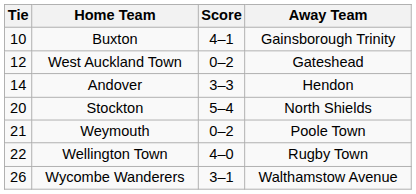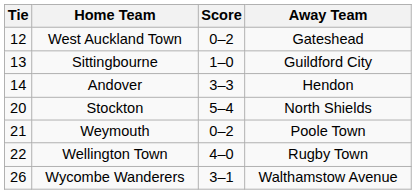- row: (115, 39)
+ row: (115, 62)
